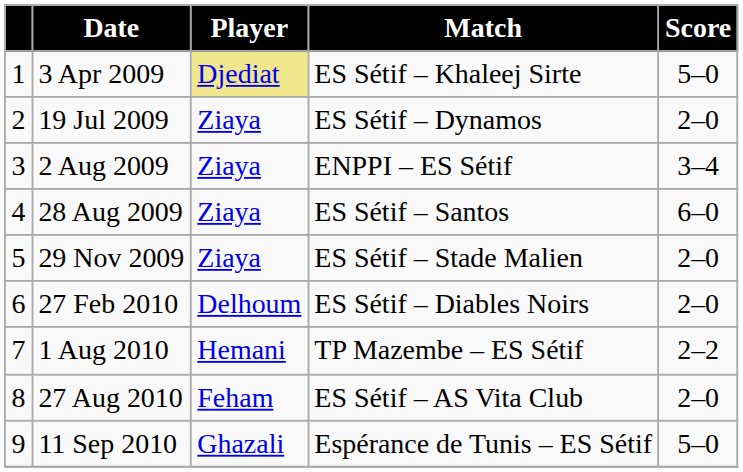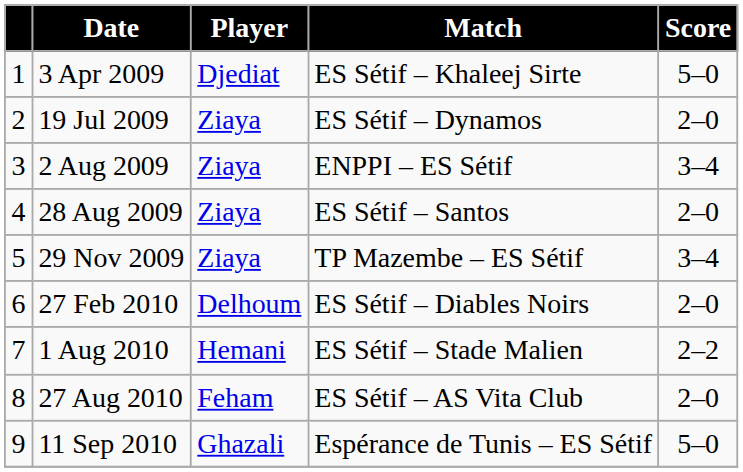(238, 73) khaki background -> (238, 73) no background
(698, 212) 6–0 -> (698, 212) 2–0
(449, 258) ES Sétif – Stade Malien -> (449, 258) TP Mazembe – ES Sétif
(698, 258) 2–0 -> (698, 258) 3–4
(449, 350) TP Mazembe – ES Sétif -> (449, 350) ES Sétif – Stade Malien
